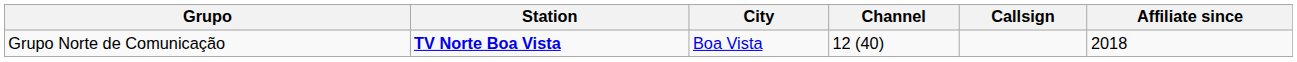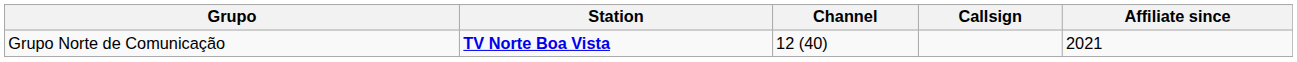- column: (759, 17)
(1109, 43) 2018 -> (1084, 43) 2021
